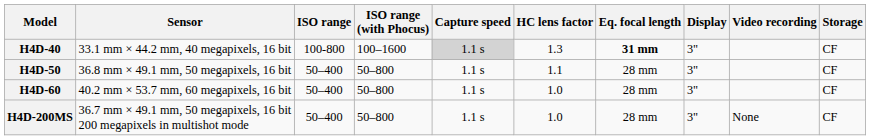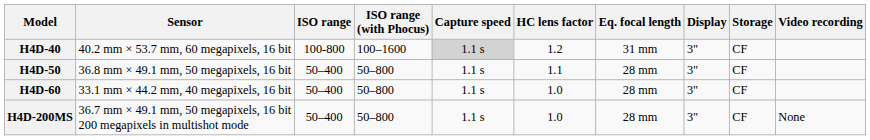columns swapped: (843, 22) <-> (774, 22)
(185, 49) 33.1 mm × 44.2 mm, 40 megapixels, 16 bit -> (185, 49) 40.2 mm × 53.7 mm, 60 megapixels, 16 bit
(555, 49) 1.3 -> (555, 49) 1.2
(640, 49) bold -> (640, 49) normal
(185, 90) 40.2 mm × 53.7 mm, 60 megapixels, 16 bit -> (185, 90) 33.1 mm × 44.2 mm, 40 megapixels, 16 bit
